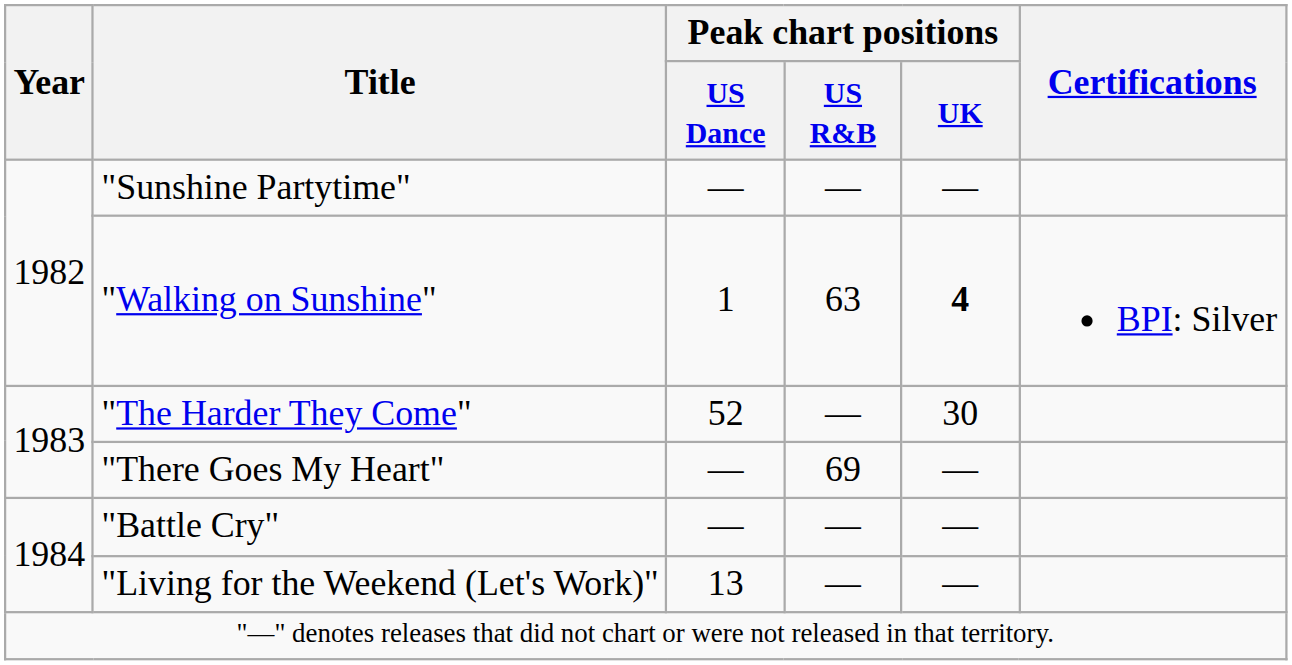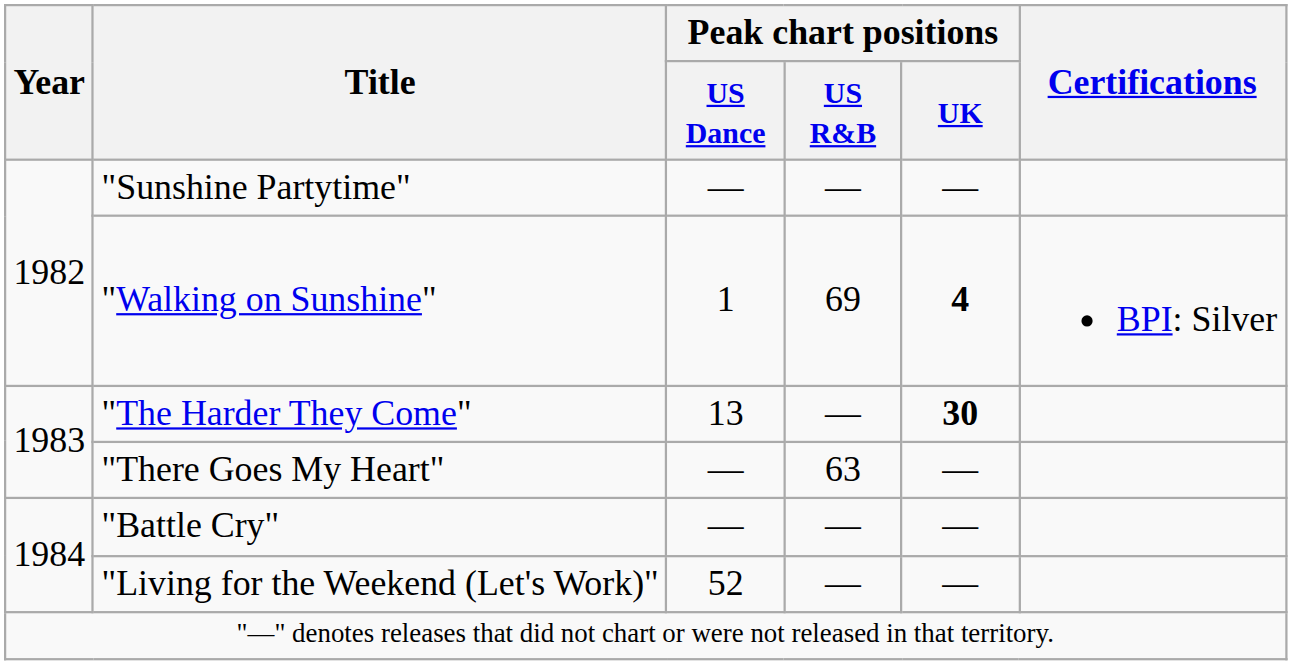(843, 299) 63 -> (843, 299) 69
(726, 412) 52 -> (726, 412) 13
(960, 412) normal -> (960, 412) bold
(843, 469) 69 -> (843, 469) 63
(726, 583) 13 -> (726, 583) 52
